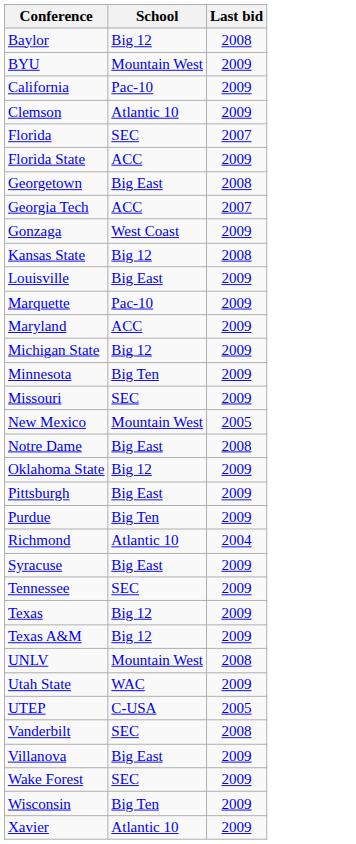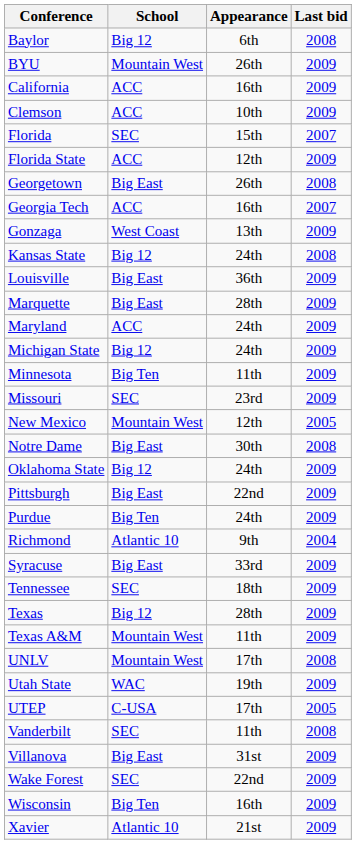+ column: (249, 16)
(132, 87) Pac-10 -> (127, 87) ACC
(145, 111) Atlantic 10 -> (127, 111) ACC
(132, 302) Pac-10 -> (137, 302) Big East
(132, 636) Big 12 -> (157, 636) Mountain West
